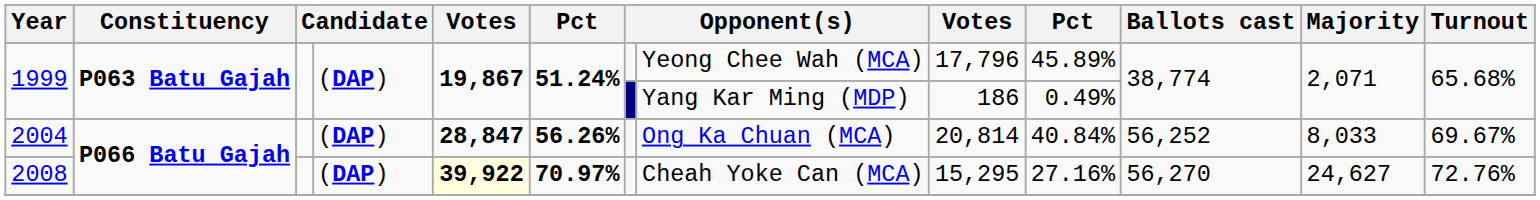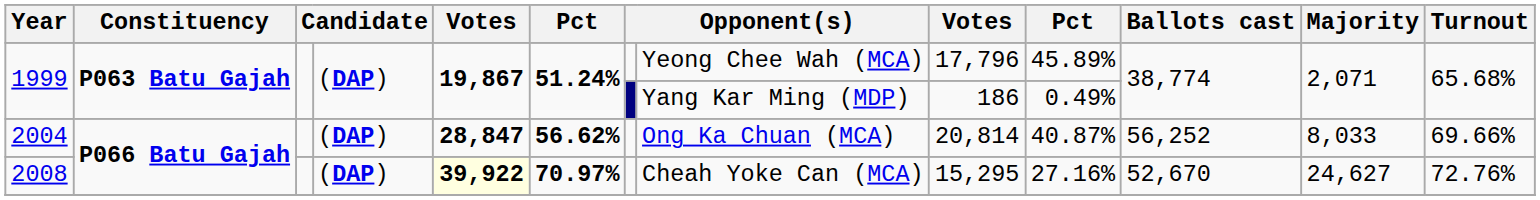(577, 138) 56.26% -> (577, 138) 56.62%
(1073, 138) 40.84% -> (1073, 138) 40.87%
(1473, 138) 69.67% -> (1473, 138) 69.66%
(1169, 175) 56,270 -> (1169, 175) 52,670
